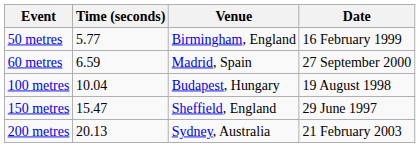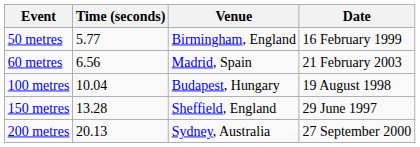(88, 62) 6.59 -> (88, 62) 6.56
(357, 62) 27 September 2000 -> (352, 62) 21 February 2003
(92, 108) 15.47 -> (92, 108) 13.28
(352, 131) 21 February 2003 -> (357, 131) 27 September 2000
